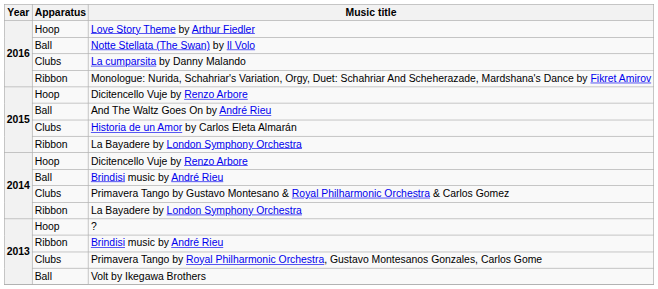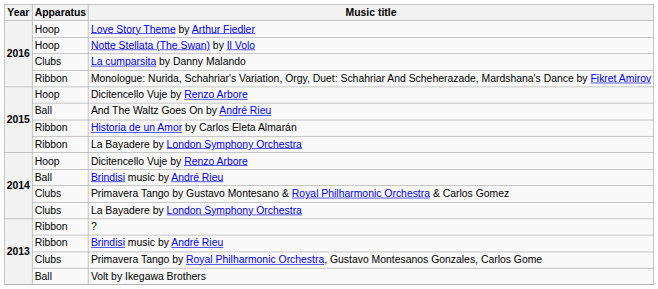(43, 45) Ball -> (47, 45) Hoop
(48, 128) Clubs -> (51, 128) Ribbon
(51, 210) Ribbon -> (48, 210) Clubs
(47, 227) Hoop -> (51, 227) Ribbon
